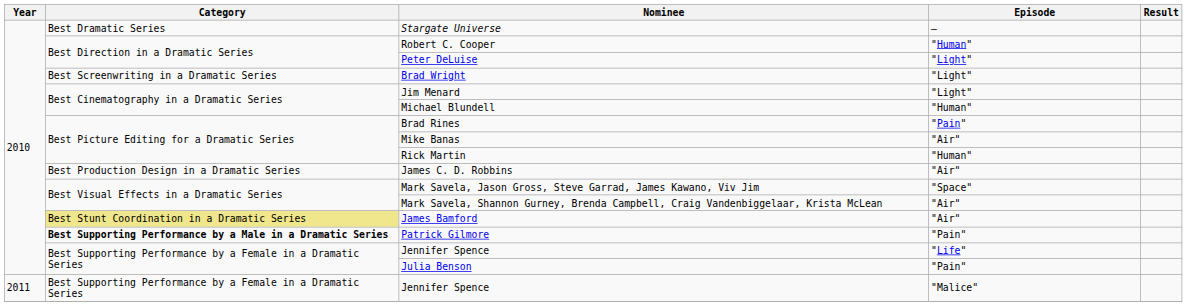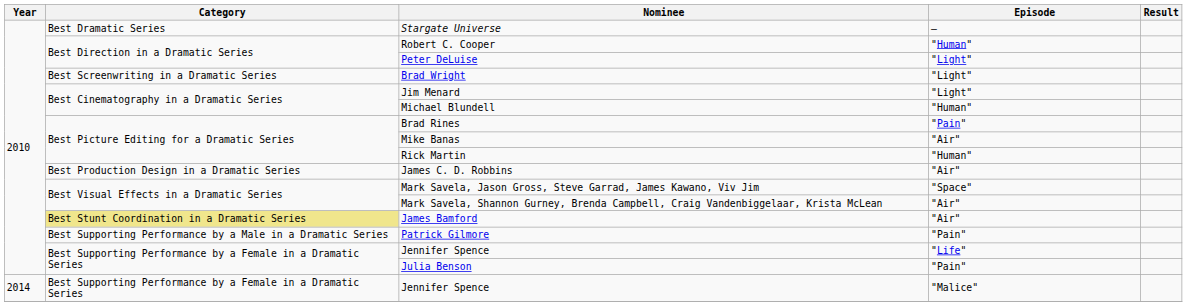(218, 235) bold -> (218, 235) normal
(18, 288) 2011 -> (18, 288) 2014
